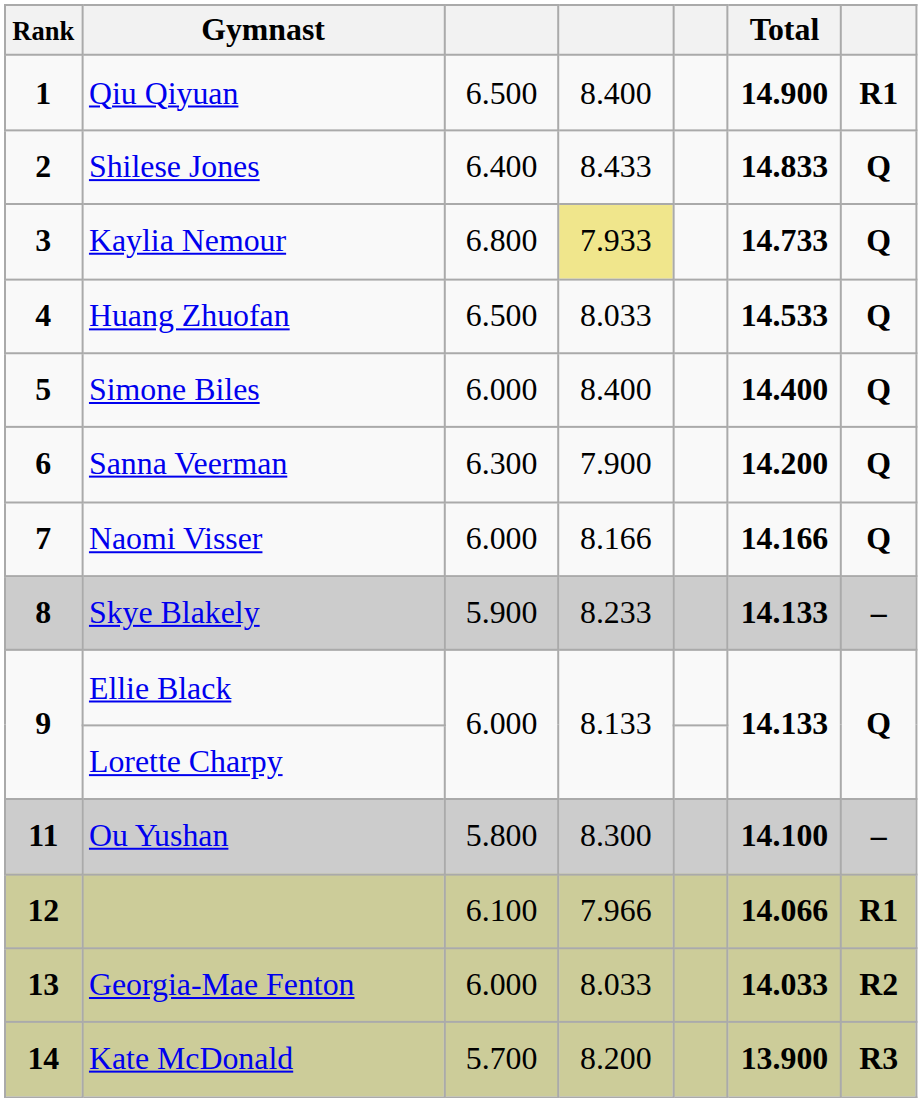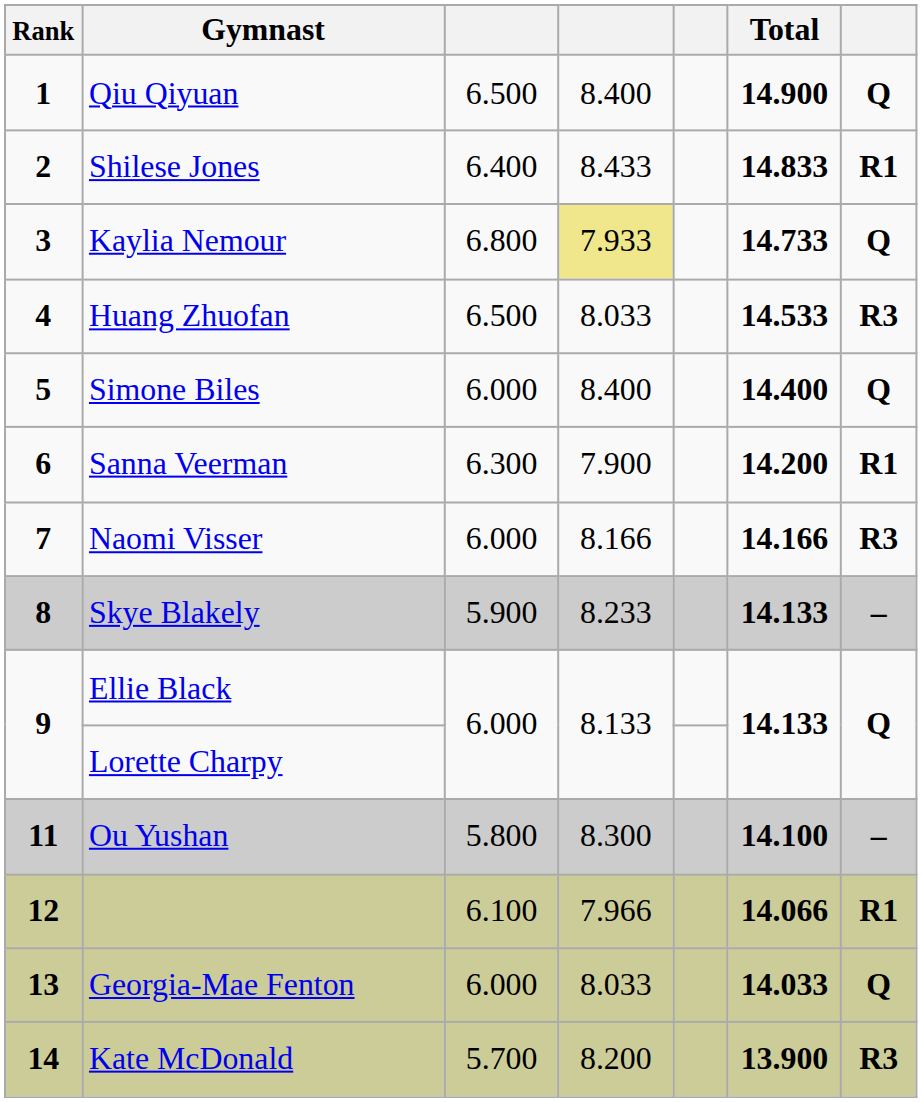(879, 92) R1 -> (879, 92) Q
(879, 166) Q -> (879, 166) R1
(879, 315) Q -> (879, 315) R3
(879, 464) Q -> (879, 464) R1
(879, 538) Q -> (879, 538) R3
(879, 984) R2 -> (879, 984) Q
